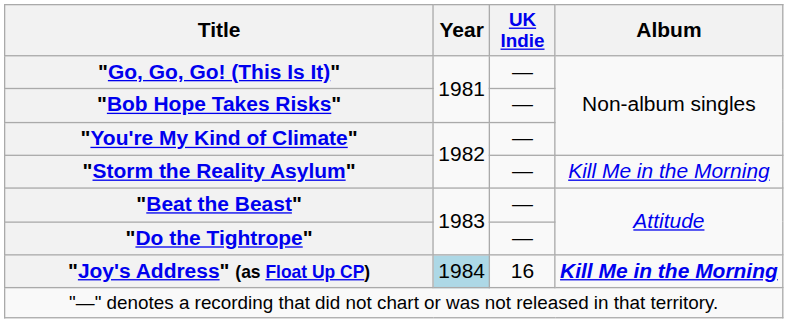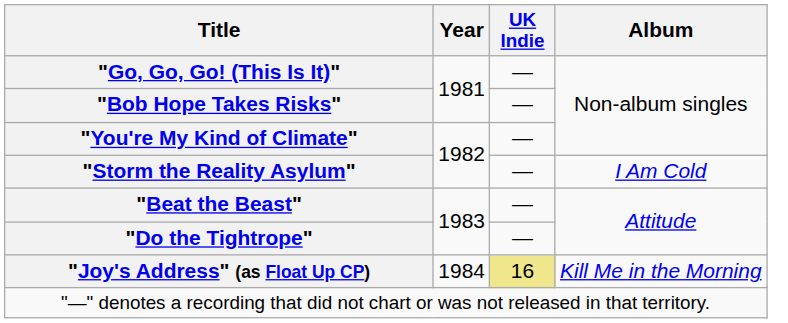(669, 171) Kill Me in the Morning -> (661, 171) I Am Cold
(462, 271) lightblue background -> (462, 271) no background
(523, 271) no background -> (523, 271) khaki background
(669, 271) bold -> (661, 271) normal
